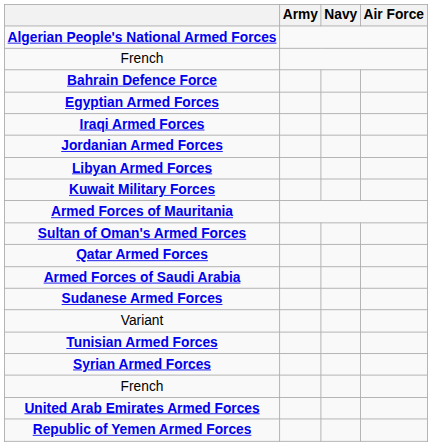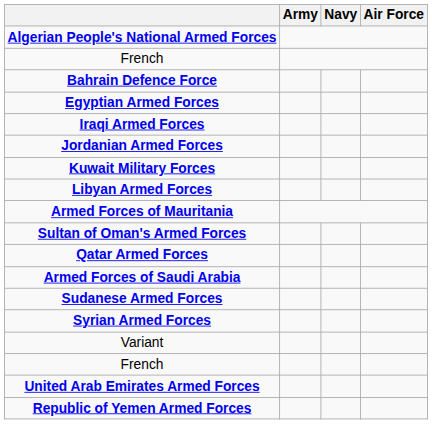rows swapped: (142, 189) <-> (142, 168)
rows swapped: (142, 364) <-> (142, 320)
- row: (142, 342)
